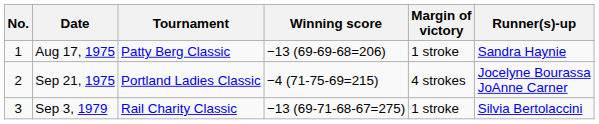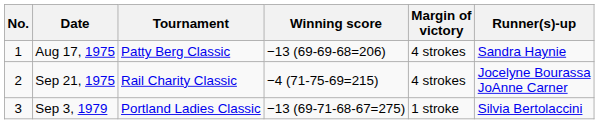(435, 51) 1 stroke -> (438, 51) 4 strokes
(191, 80) Portland Ladies Classic -> (179, 80) Rail Charity Classic
(179, 109) Rail Charity Classic -> (191, 109) Portland Ladies Classic
